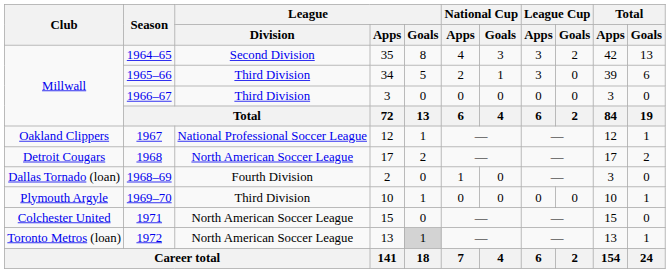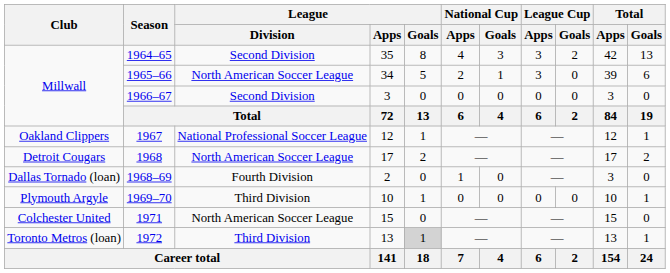(272, 75) Third Division -> (272, 75) North American Soccer League
(272, 95) Third Division -> (272, 95) Second Division
(272, 237) North American Soccer League -> (272, 237) Third Division
